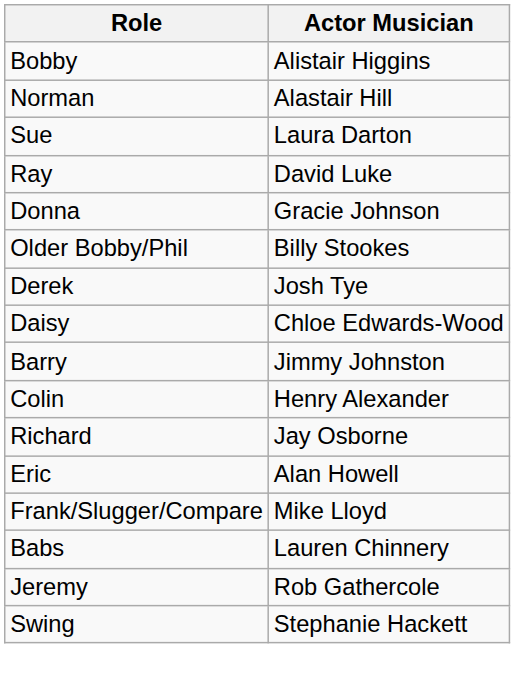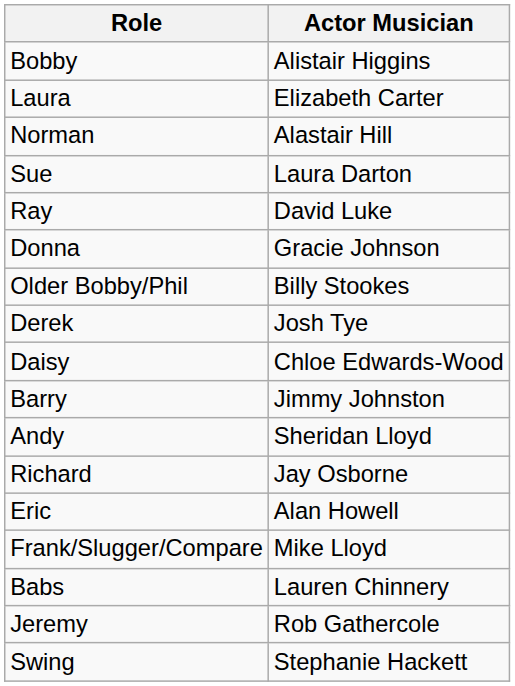+ row: (40, 98)
- row: (37, 398)
+ row: (37, 436)
